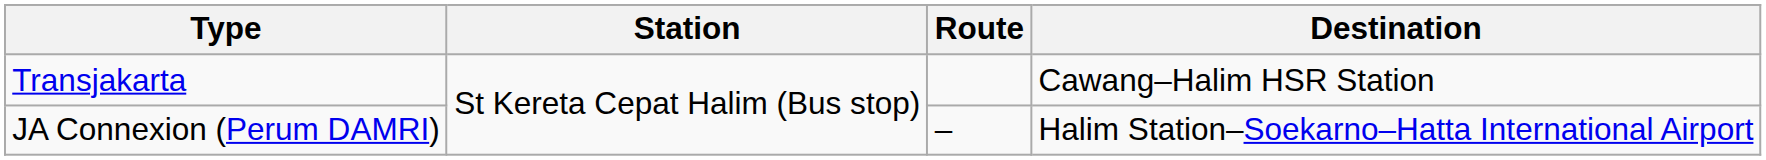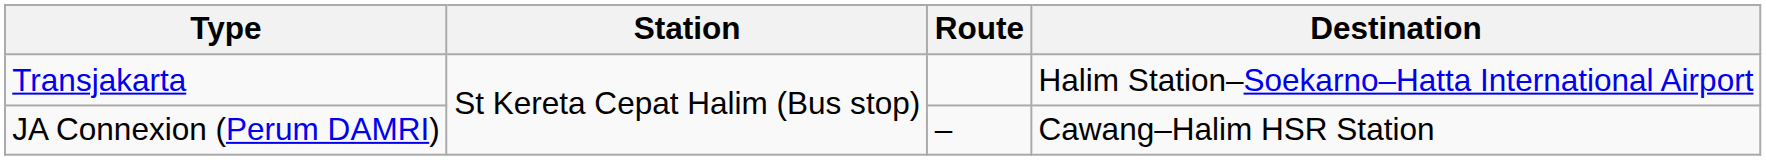(1237, 79) Cawang–Halim HSR Station -> (1396, 79) Halim Station–Soekarno–Hatta International Airport
(1396, 129) Halim Station–Soekarno–Hatta International Airport -> (1237, 129) Cawang–Halim HSR Station
